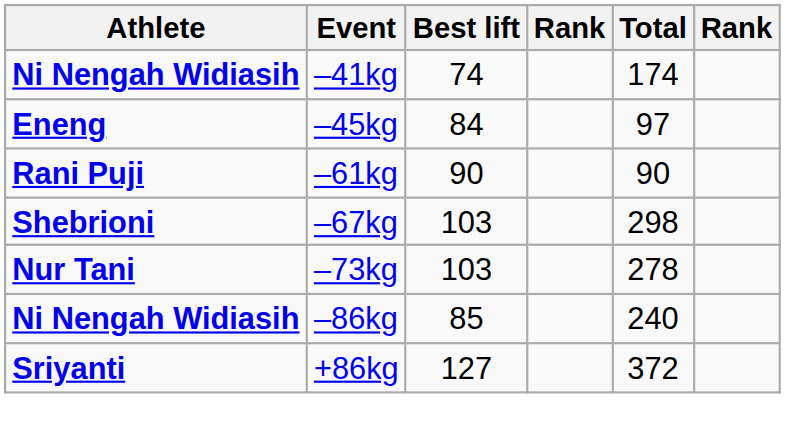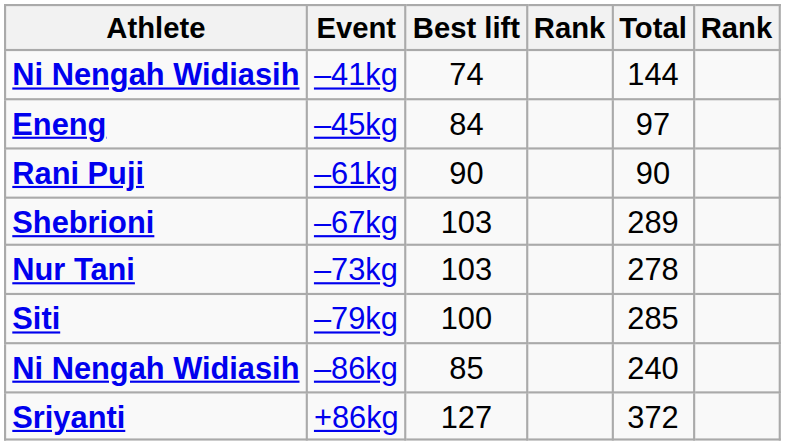(653, 76) 174 -> (653, 76) 144
(653, 222) 298 -> (653, 222) 289
+ row: (356, 319)
